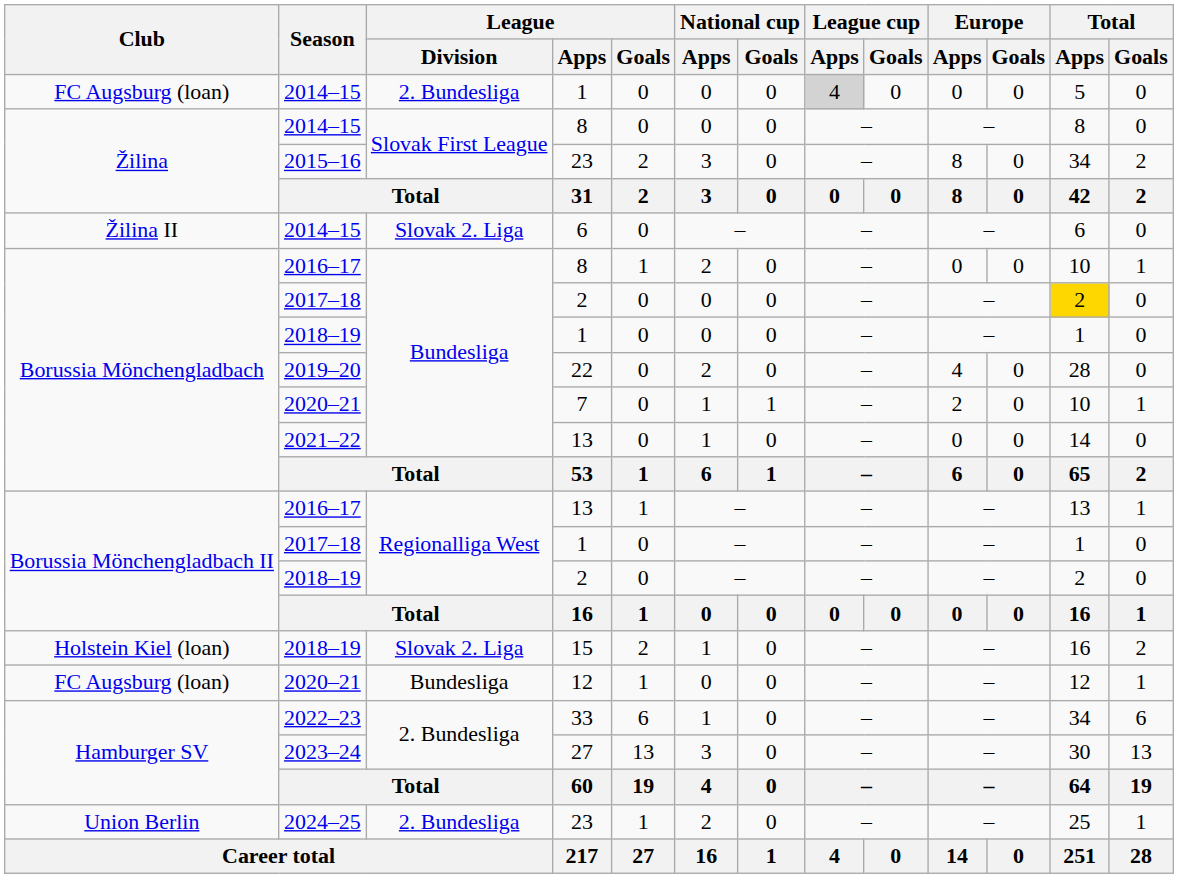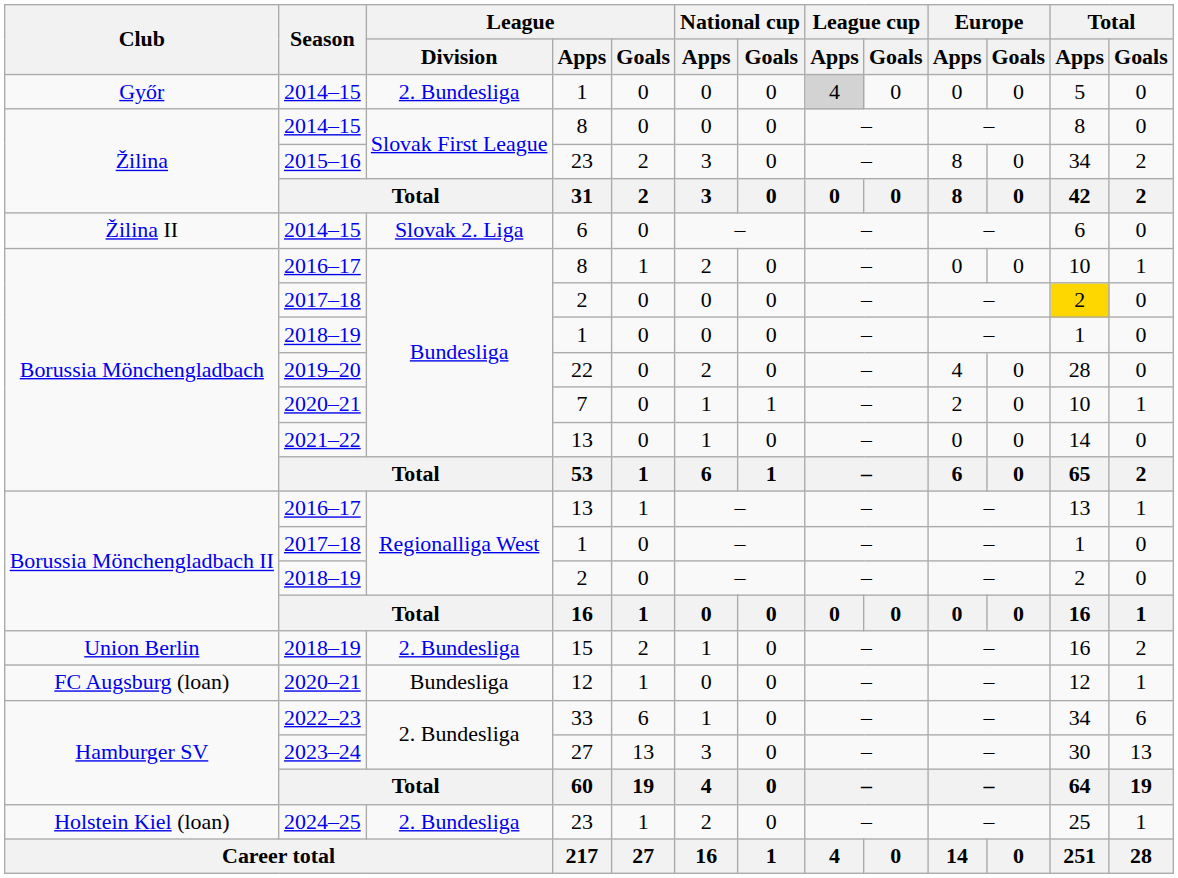(142, 91) FC Augsburg (loan) -> (142, 91) Győr
(142, 647) Holstein Kiel (loan) -> (142, 647) Union Berlin
(459, 647) Slovak 2. Liga -> (459, 647) 2. Bundesliga
(142, 821) Union Berlin -> (142, 821) Holstein Kiel (loan)
